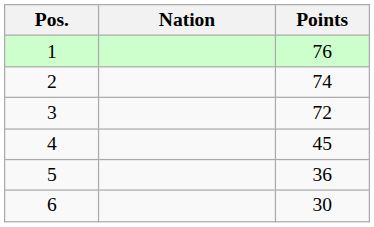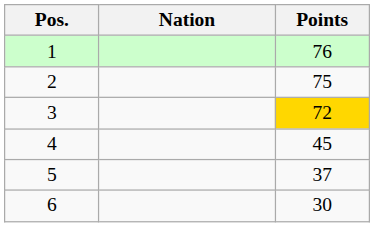(322, 81) 74 -> (322, 81) 75
(322, 112) no background -> (322, 112) gold background
(322, 174) 36 -> (322, 174) 37
